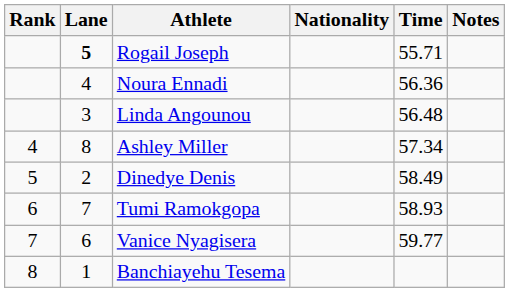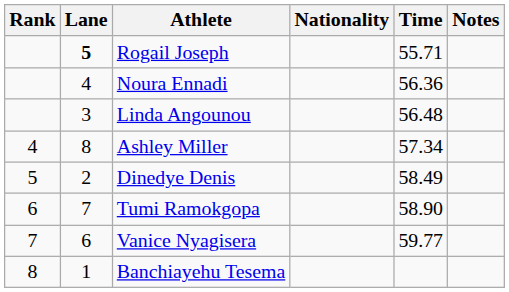(421, 209) 58.93 -> (421, 209) 58.90
